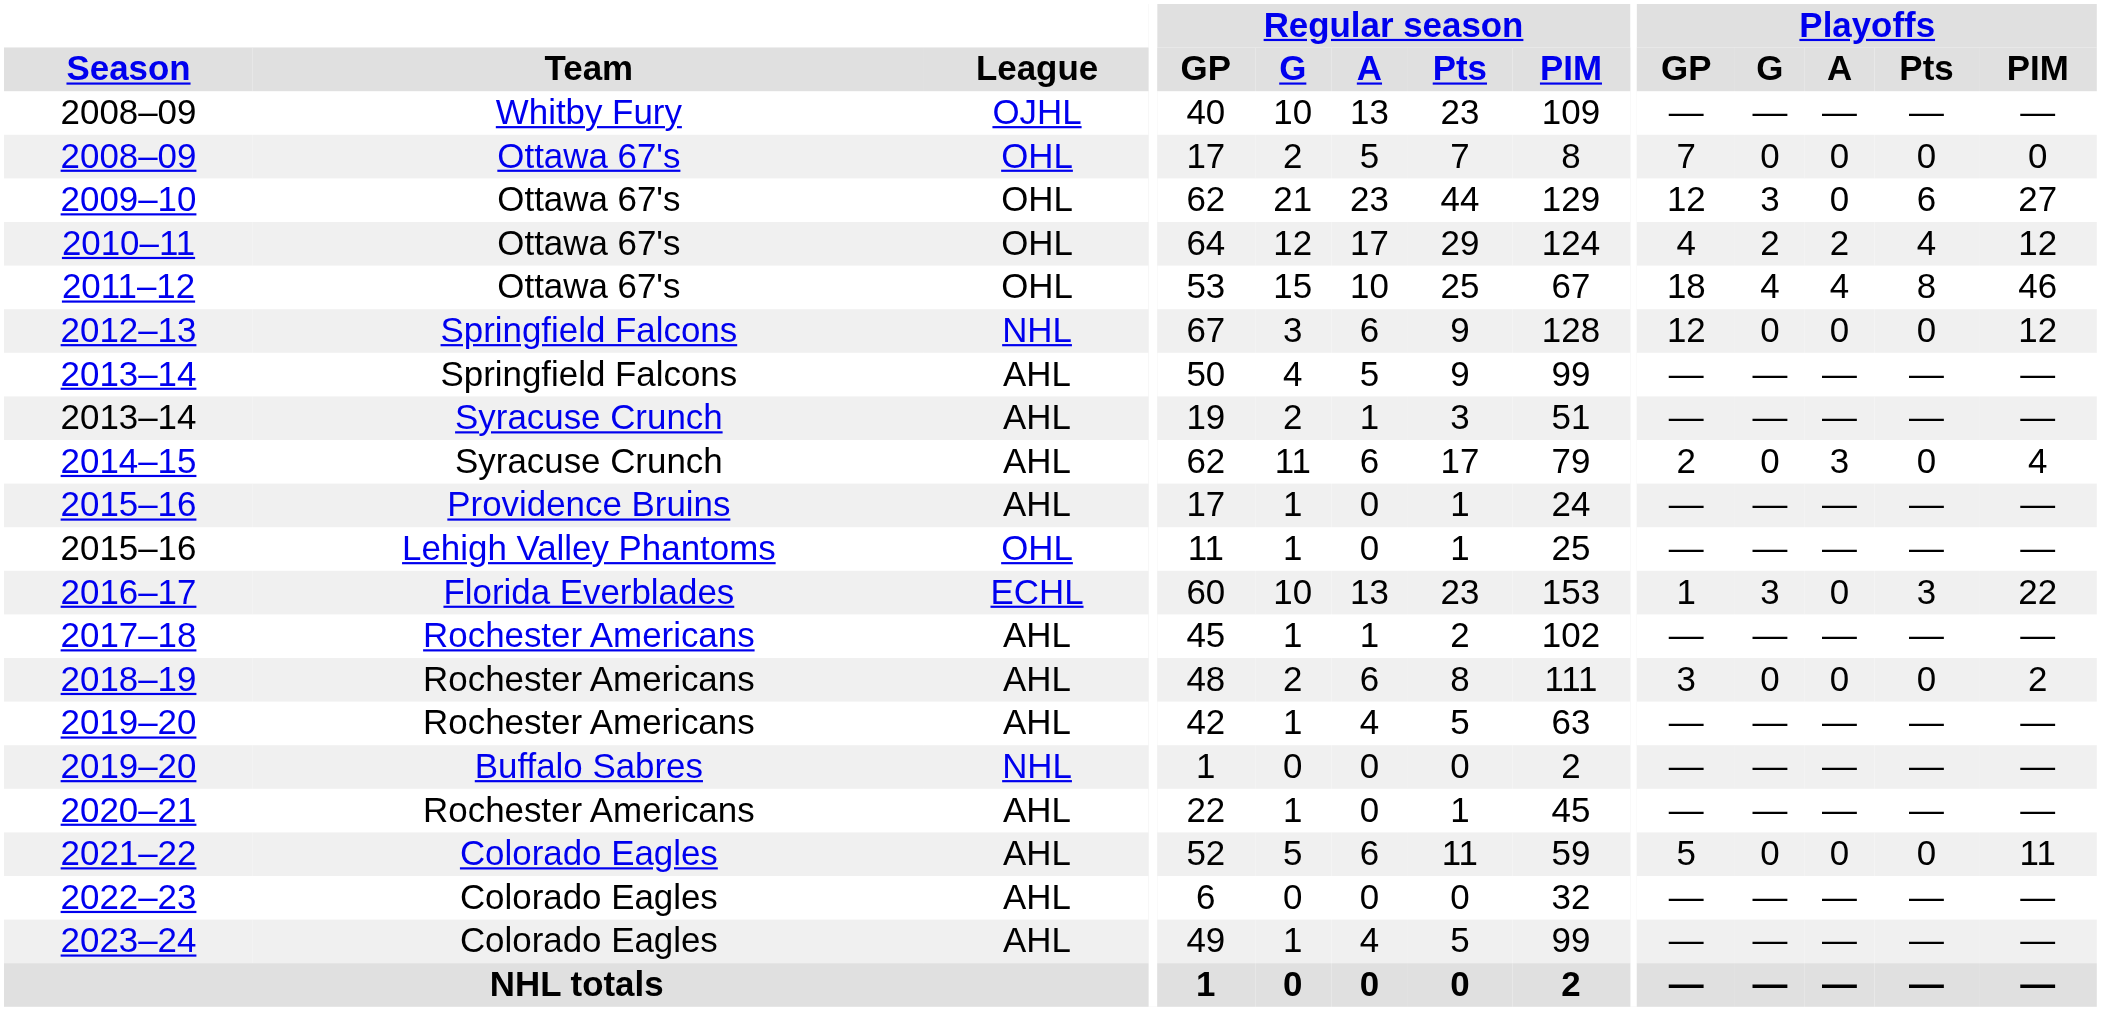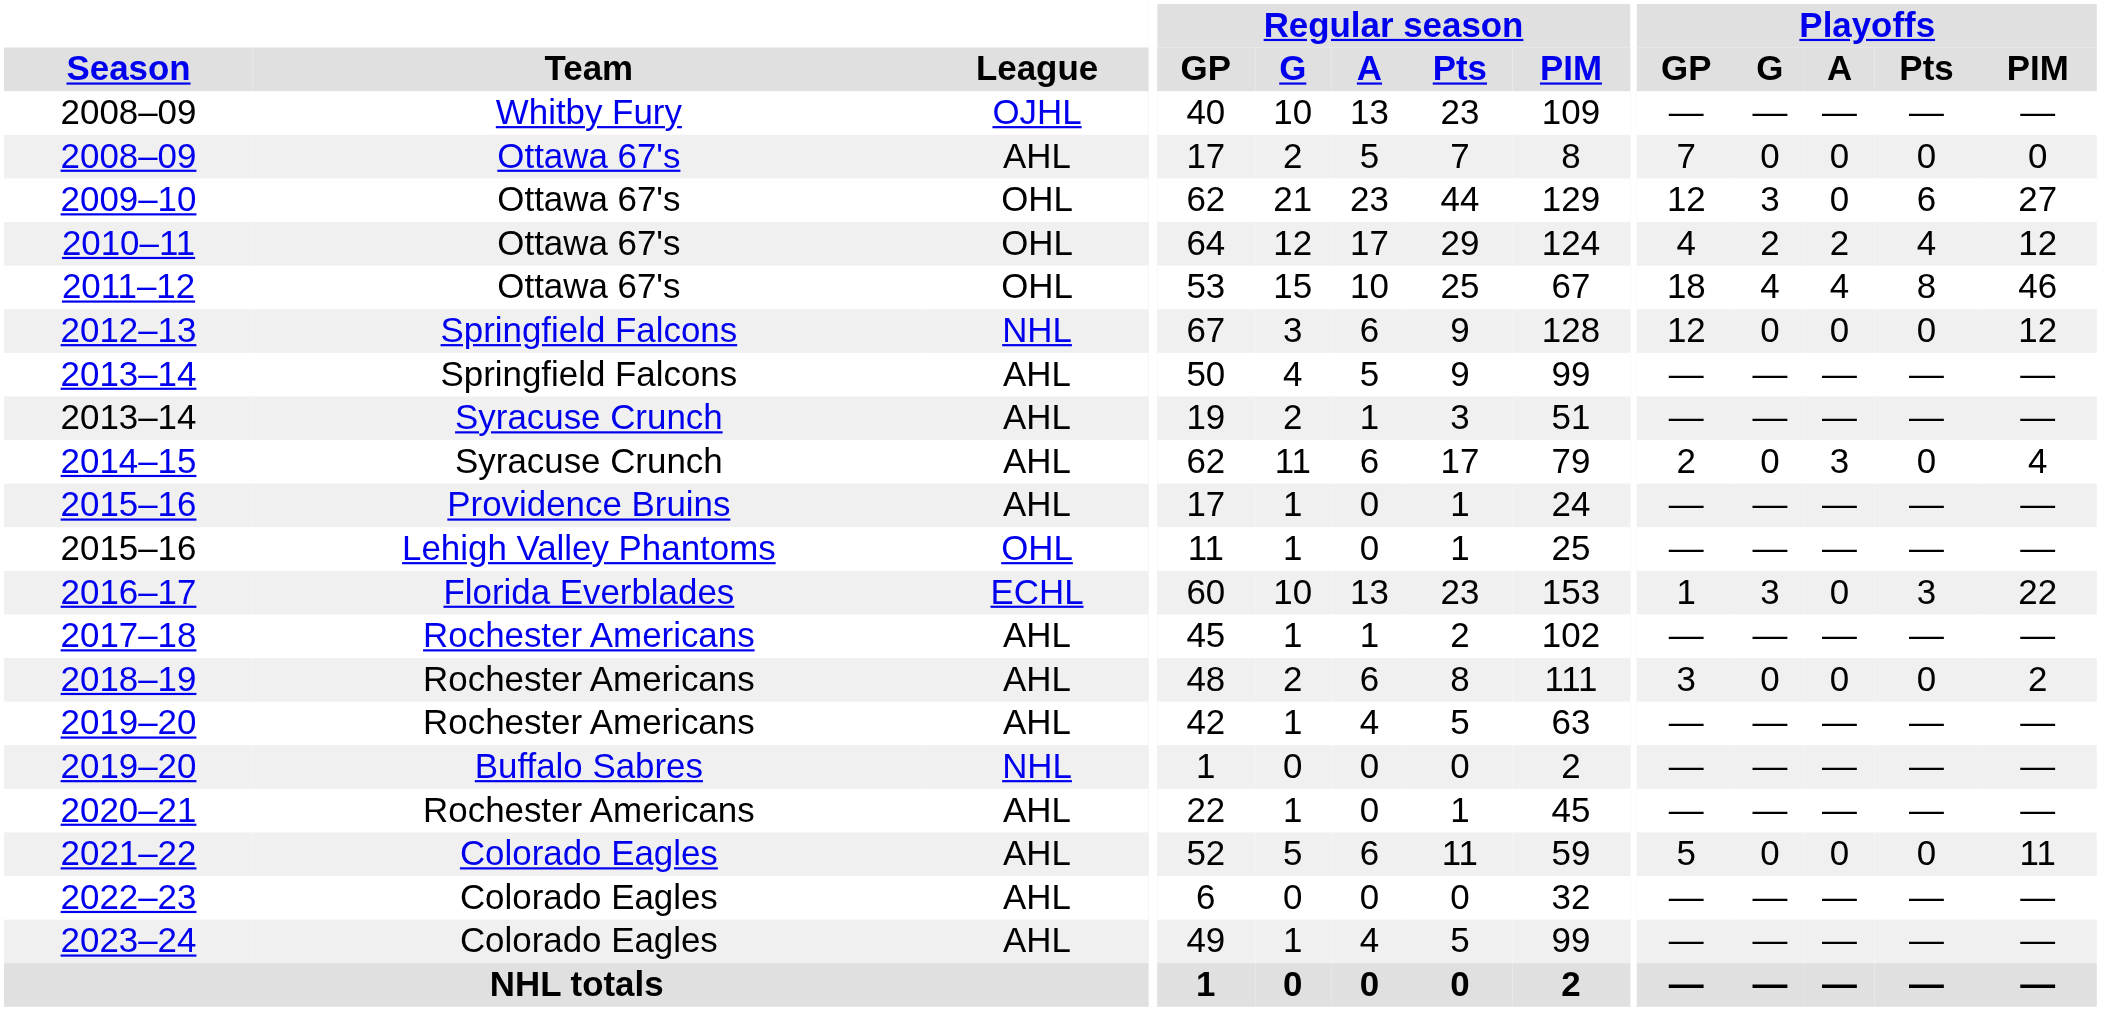(1037, 156) OHL -> (1037, 156) AHL
